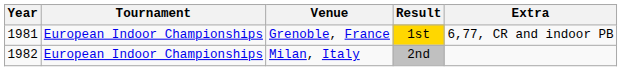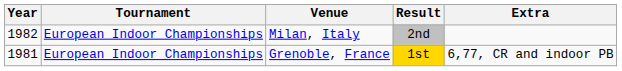rows swapped: (329, 35) <-> (314, 56)
